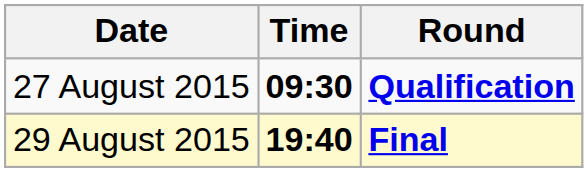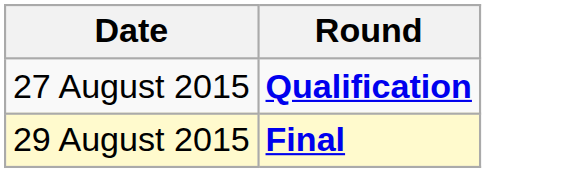- column: (309, 31)
